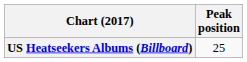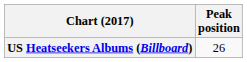(219, 47) 25 -> (219, 47) 26
